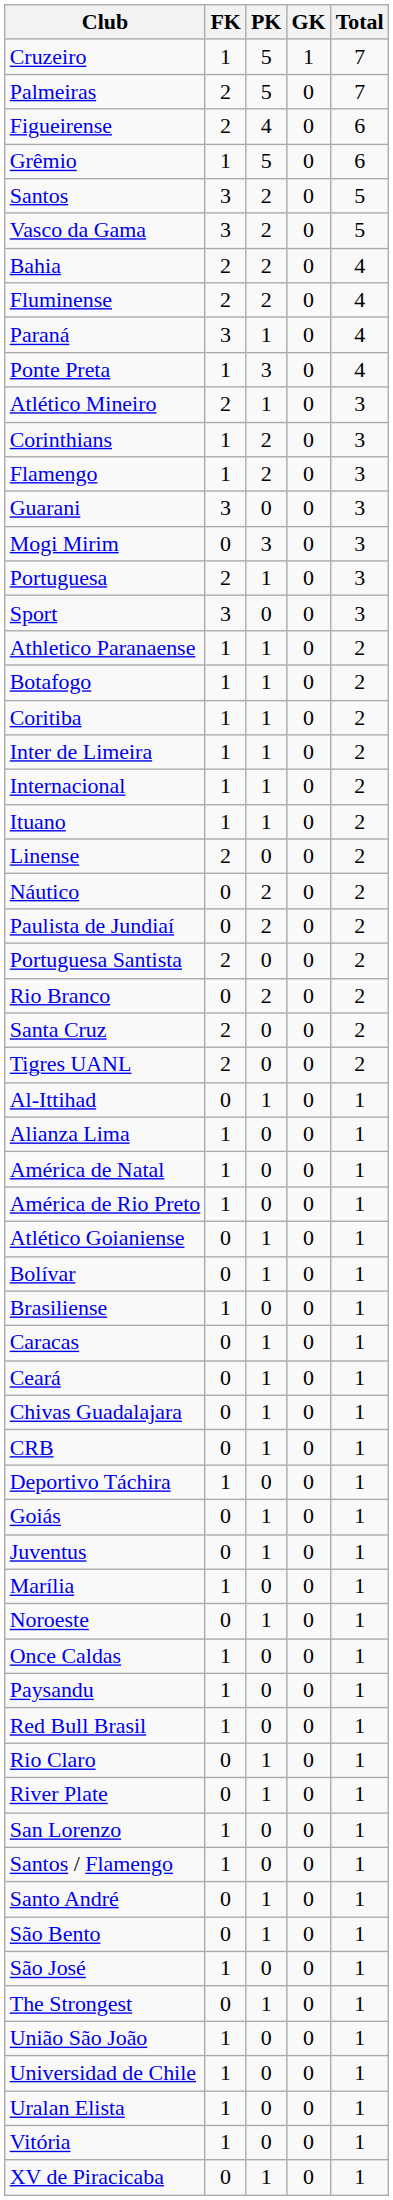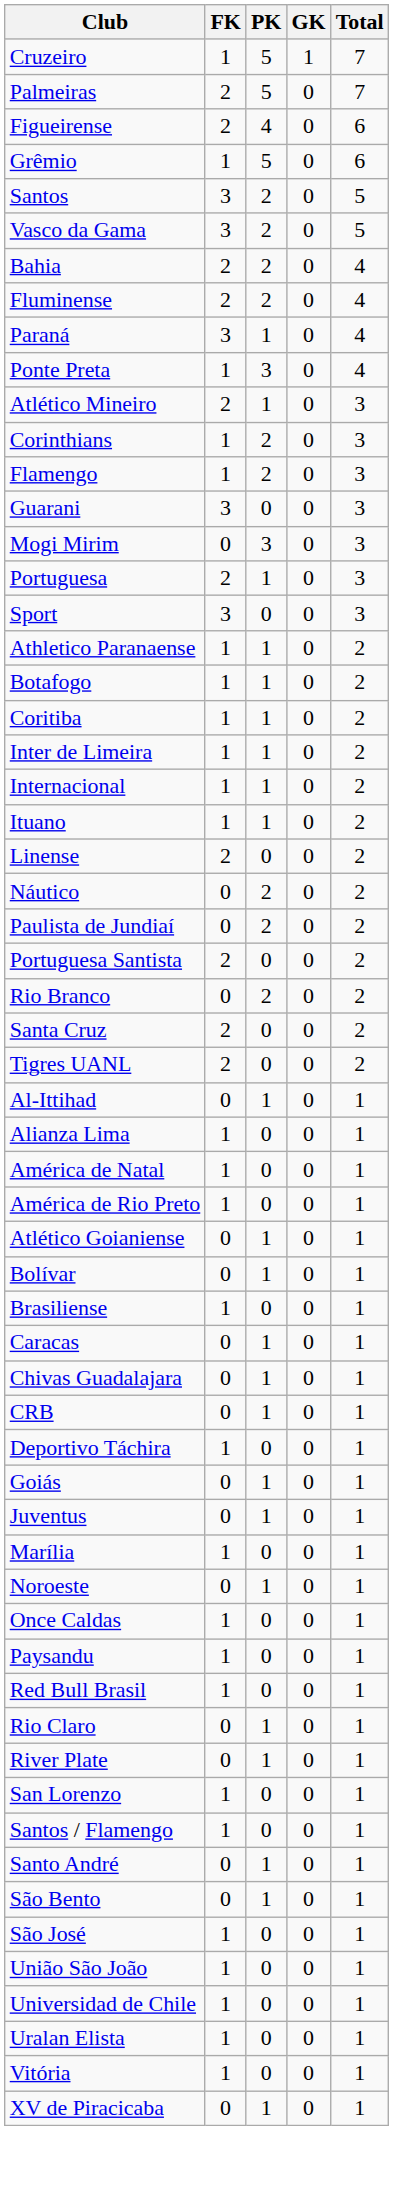- row: (35, 1377)
- row: (71, 2003)
